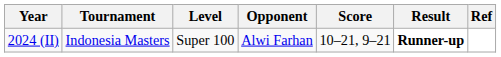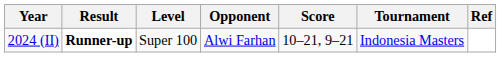columns swapped: (118, 16) <-> (431, 16)
